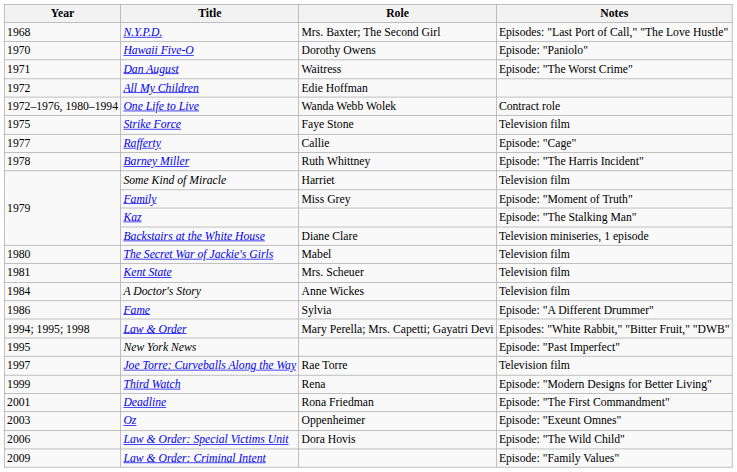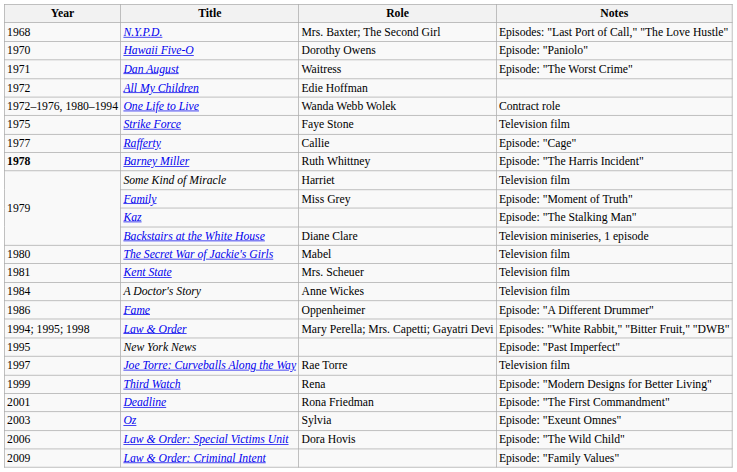(19, 161) normal -> (19, 161) bold
(316, 310) Sylvia -> (333, 310) Oppenheimer
(333, 421) Oppenheimer -> (316, 421) Sylvia
